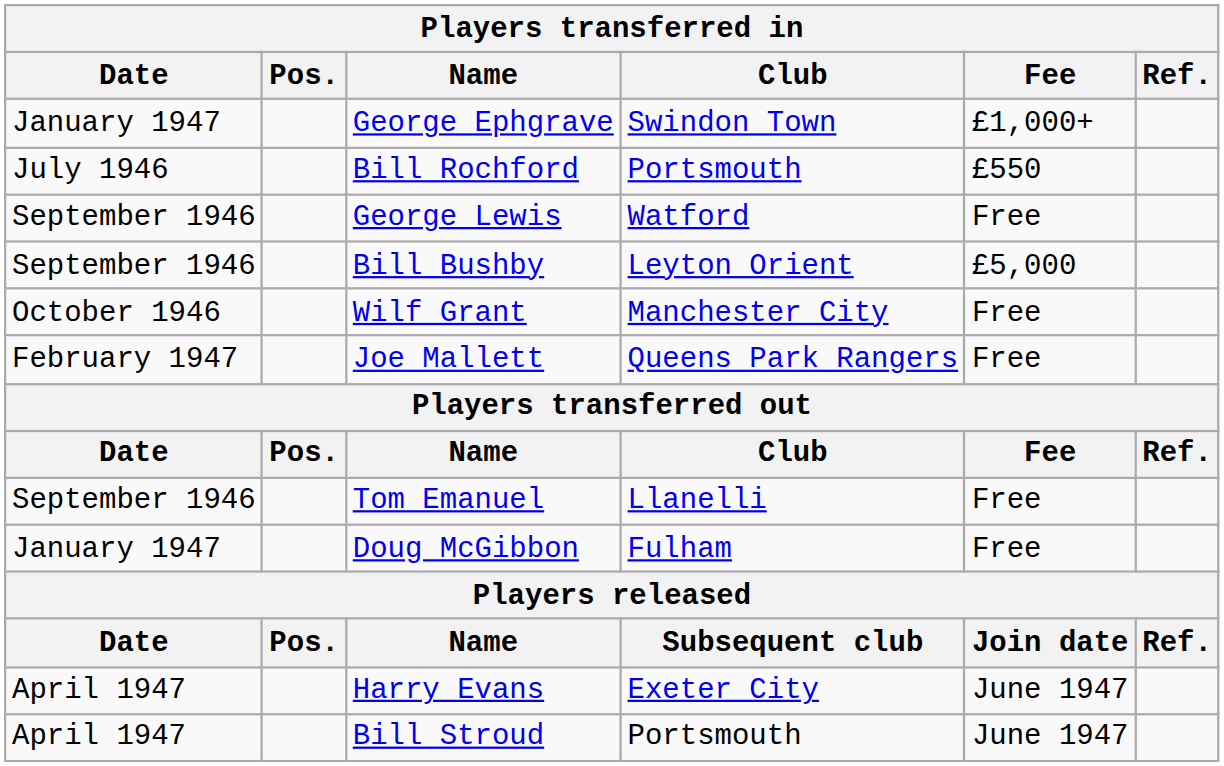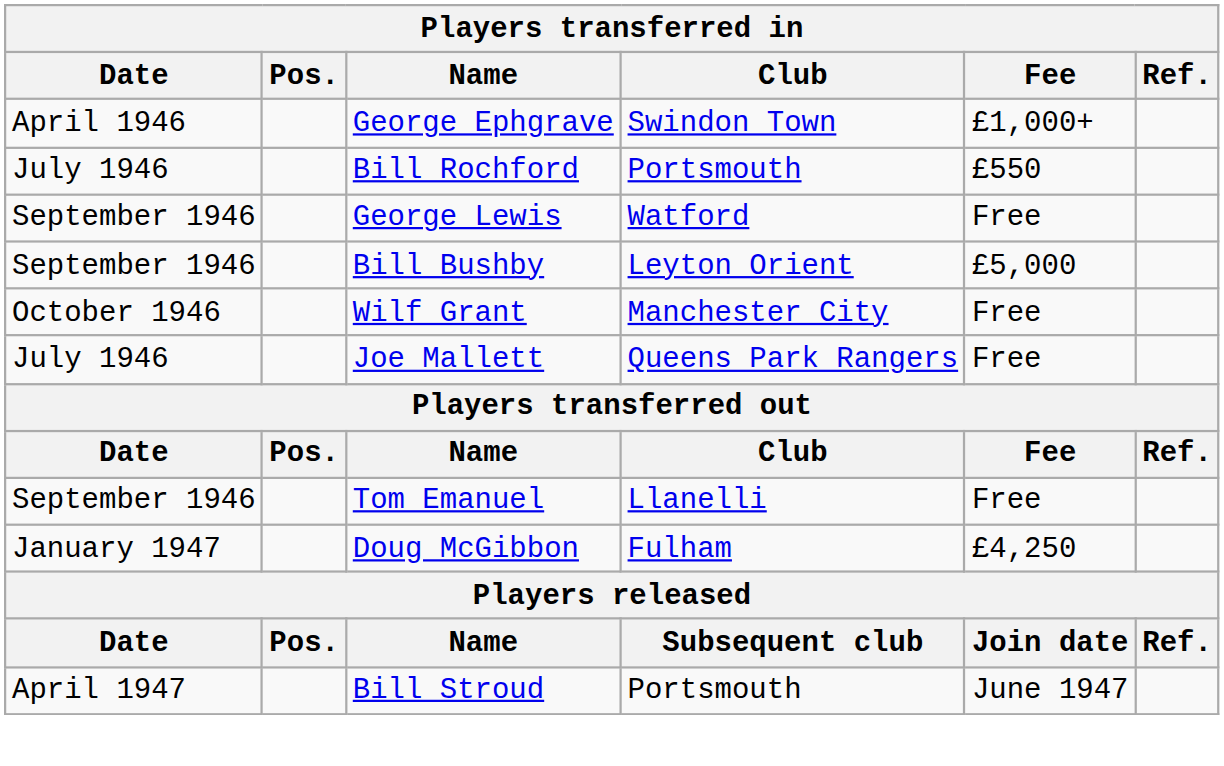(116, 123) January 1947 -> (99, 123) April 1946
(125, 359) February 1947 -> (90, 359) July 1946
(1007, 548) Free -> (1024, 548) £4,250
- row: (448, 690)
